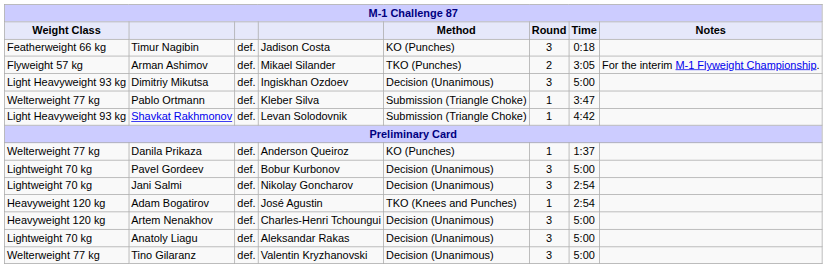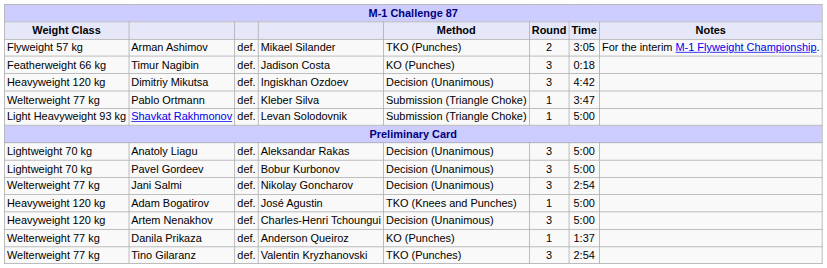rows swapped: (170, 65) <-> (165, 48)
(67, 83) Light Heavyweight 93 kg -> (56, 83) Heavyweight 120 kg
(584, 83) 5:00 -> (584, 83) 4:42
(584, 117) 4:42 -> (584, 117) 5:00
rows swapped: (166, 152) <-> (164, 238)
(50, 186) Lightweight 70 kg -> (53, 186) Welterweight 77 kg
(584, 204) 2:54 -> (584, 204) 5:00
(440, 255) Decision (Unanimous) -> (424, 255) TKO (Punches)
(584, 255) 5:00 -> (584, 255) 2:54
